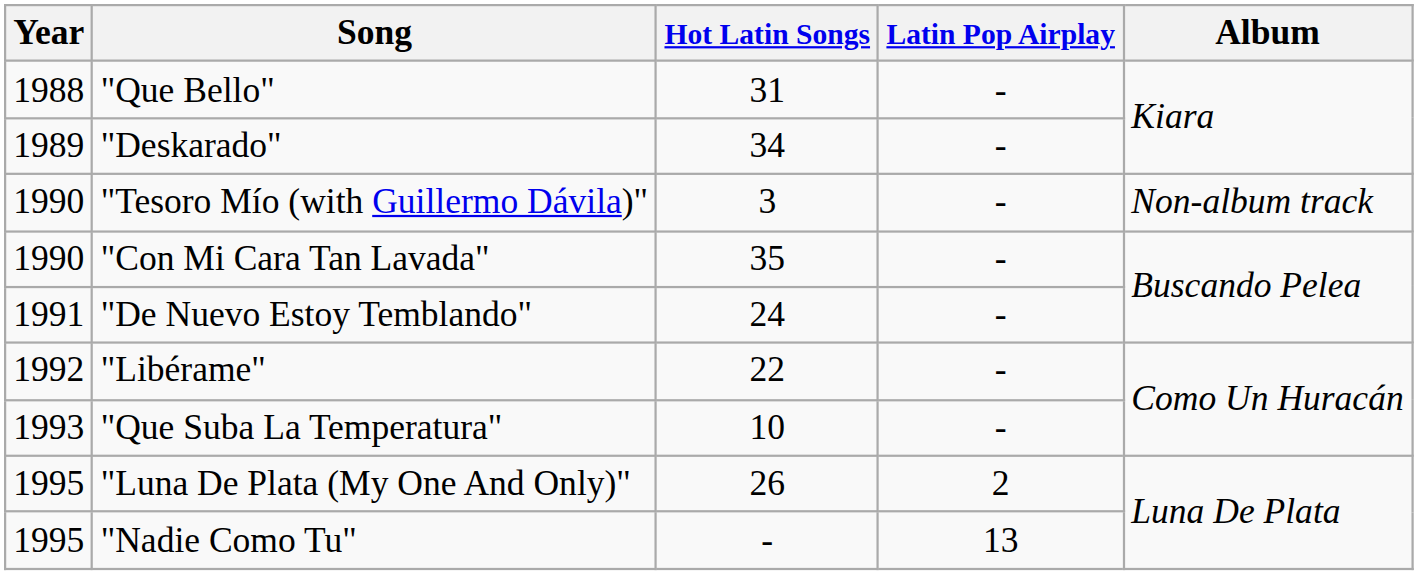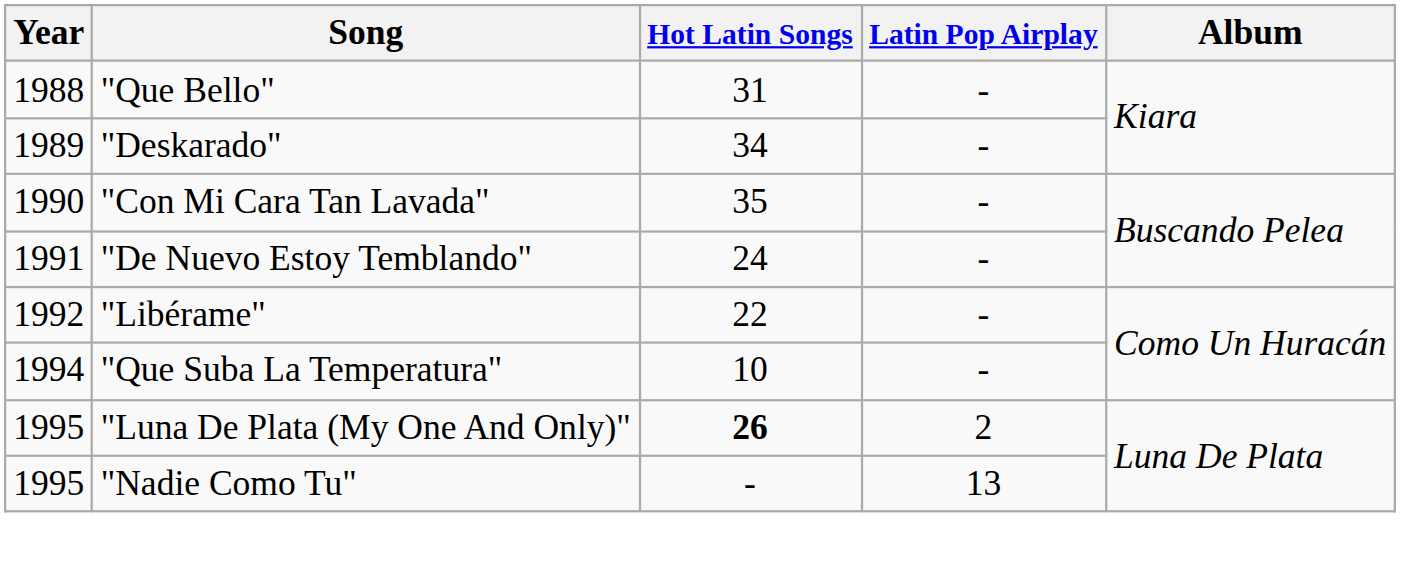- row: (374, 201)
(49, 426) 1993 -> (49, 370) 1994
(767, 483) normal -> (750, 426) bold
